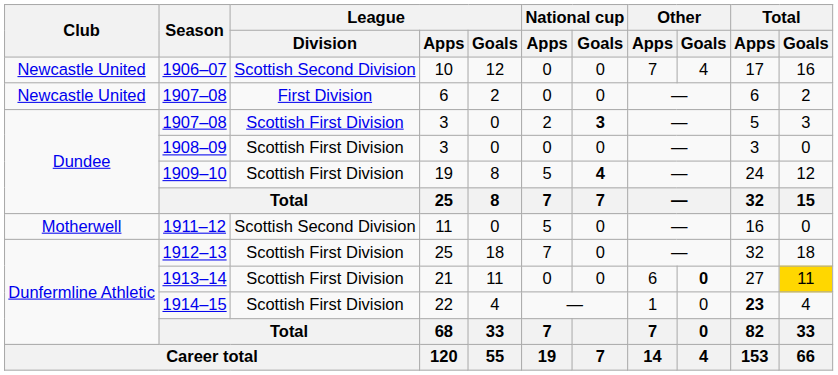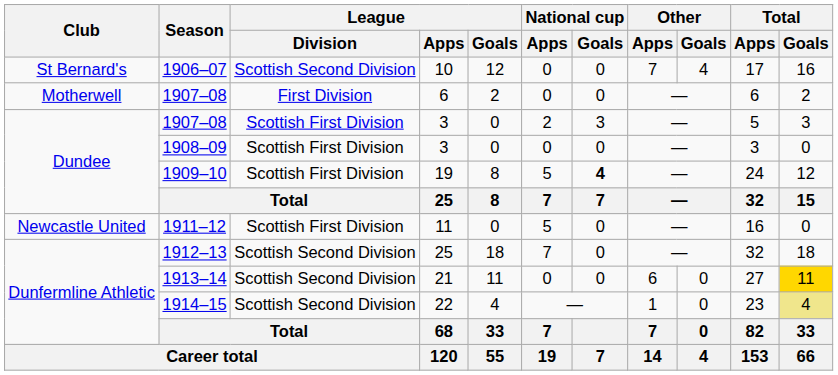(82, 69) Newcastle United -> (82, 69) St Bernard's
(82, 95) Newcastle United -> (82, 95) Motherwell
(600, 122) bold -> (600, 122) normal
(82, 226) Motherwell -> (82, 226) Newcastle United
(325, 226) Scottish Second Division -> (325, 226) Scottish First Division
(325, 252) Scottish First Division -> (325, 252) Scottish Second Division
(325, 278) Scottish First Division -> (325, 278) Scottish Second Division
(704, 278) bold -> (704, 278) normal
(325, 305) Scottish First Division -> (325, 305) Scottish Second Division
(755, 305) bold -> (755, 305) normal
(806, 305) no background -> (806, 305) khaki background
